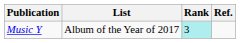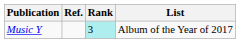columns swapped: (122, 13) <-> (223, 13)
